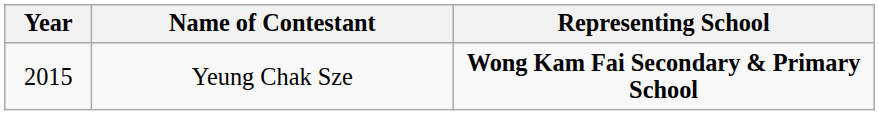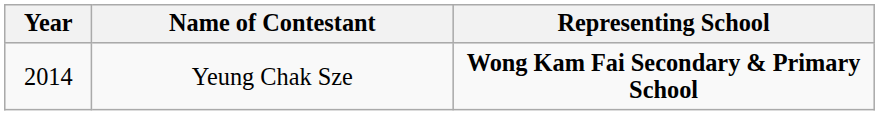(48, 76) 2015 -> (48, 76) 2014
